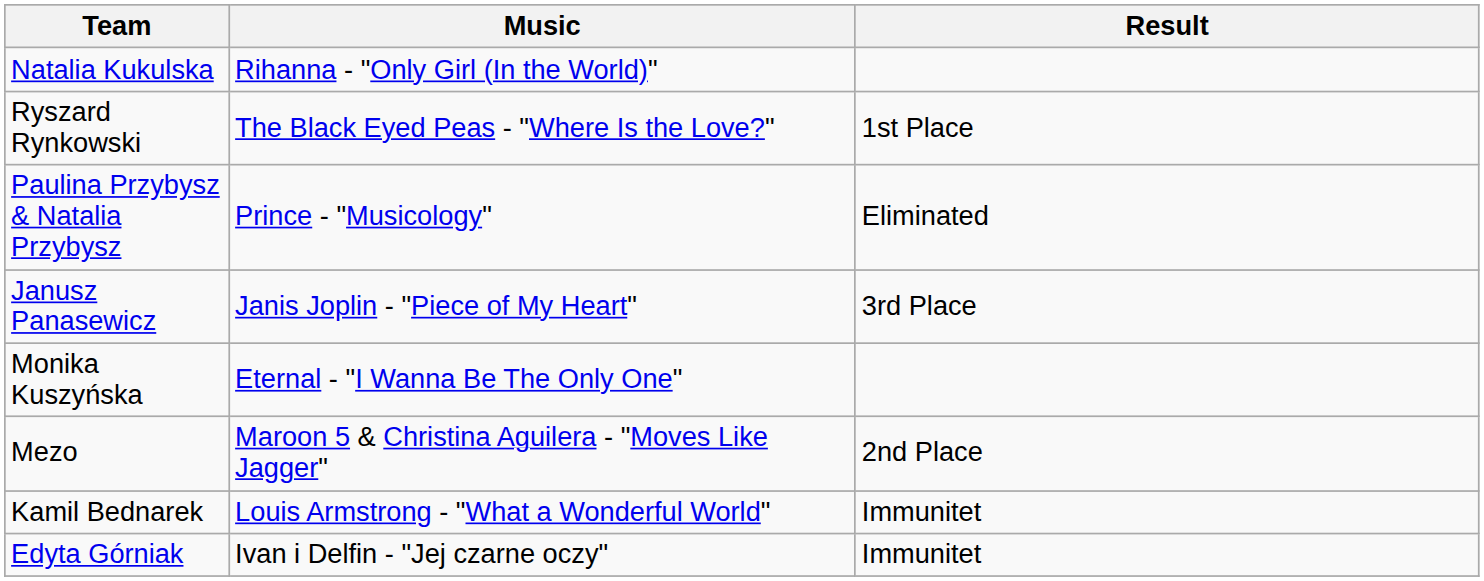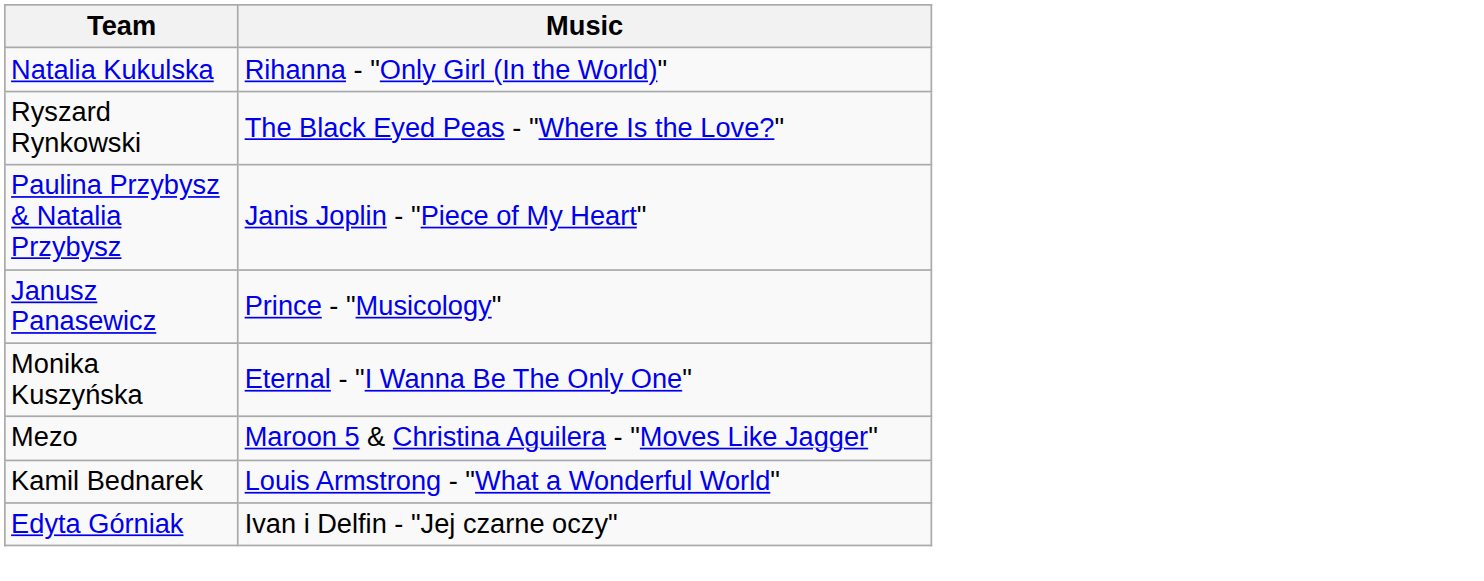- column: (1167, 26)
(363, 216) Prince - "Musicology" -> (446, 216) Janis Joplin - "Piece of My Heart"
(436, 305) Janis Joplin - "Piece of My Heart" -> (373, 305) Prince - "Musicology"
